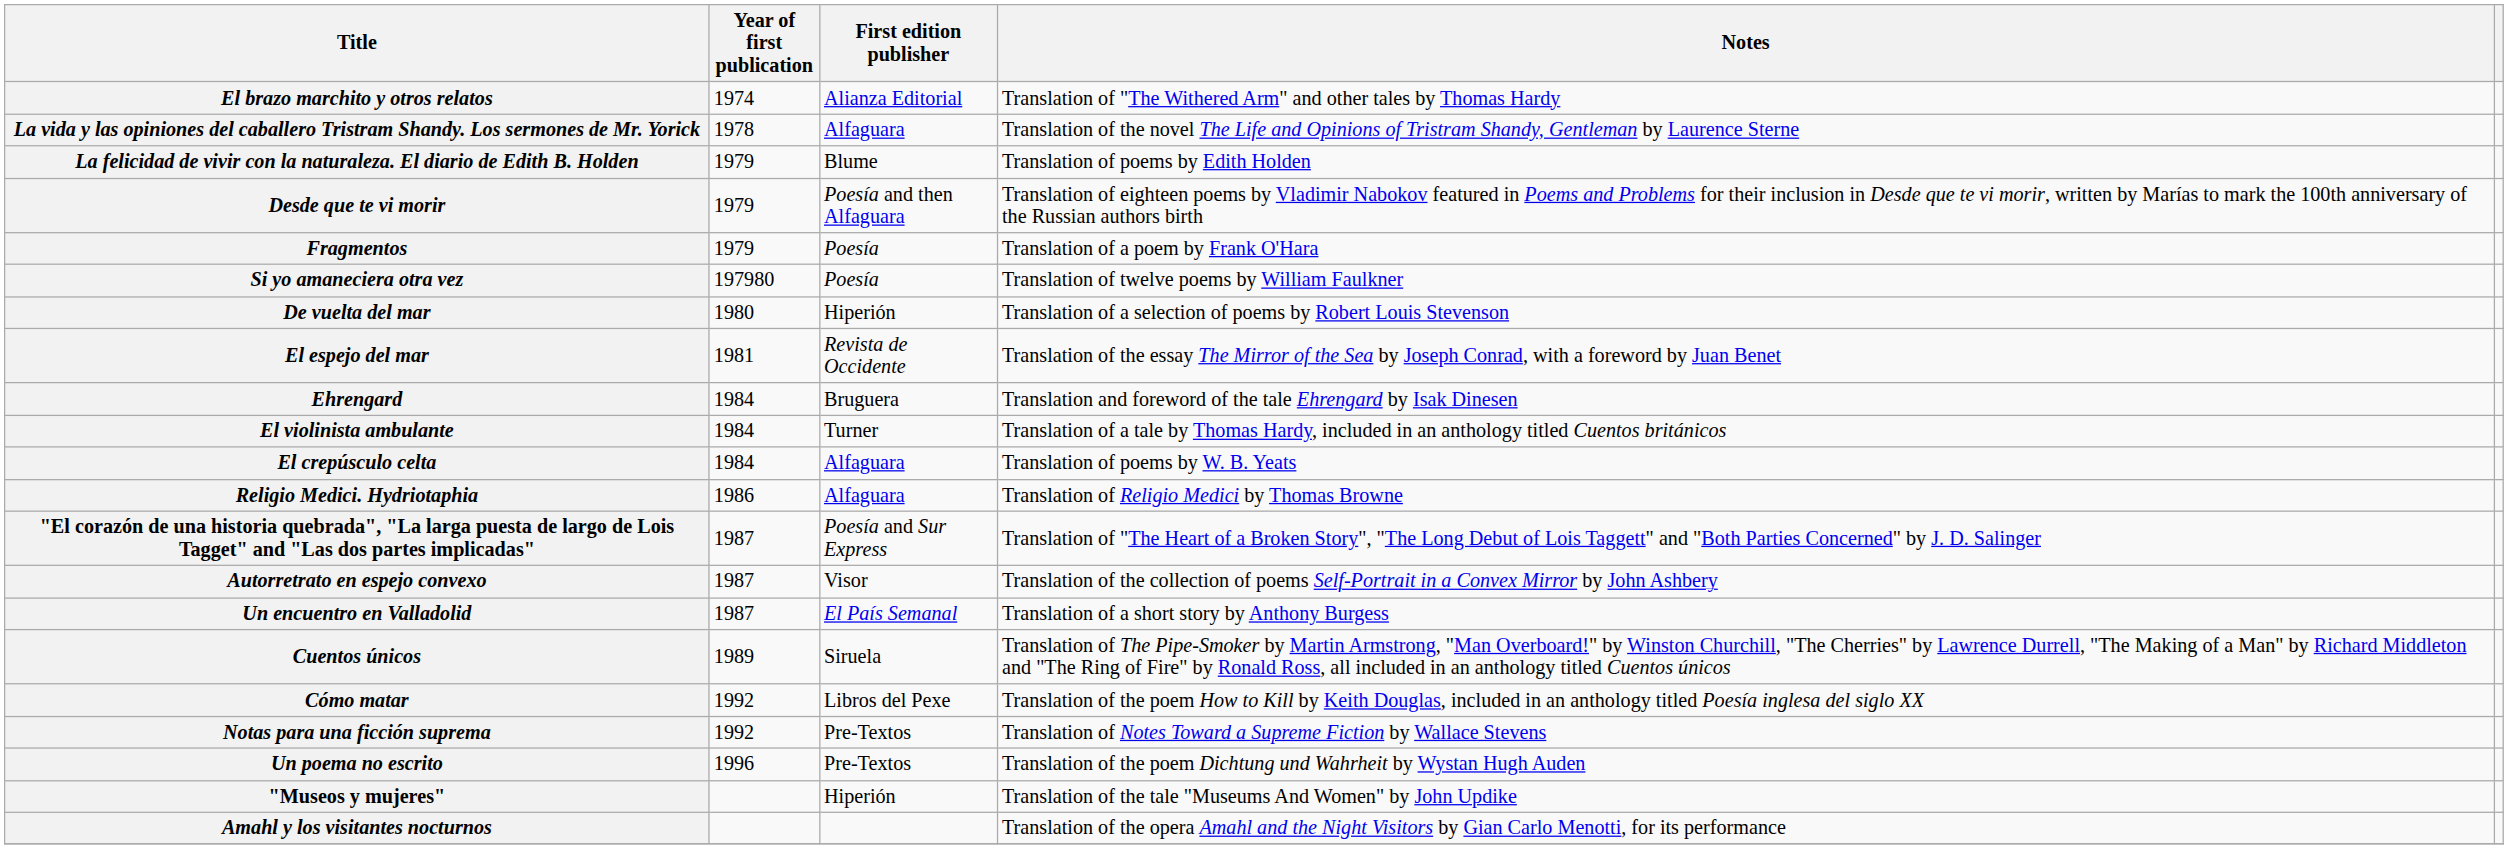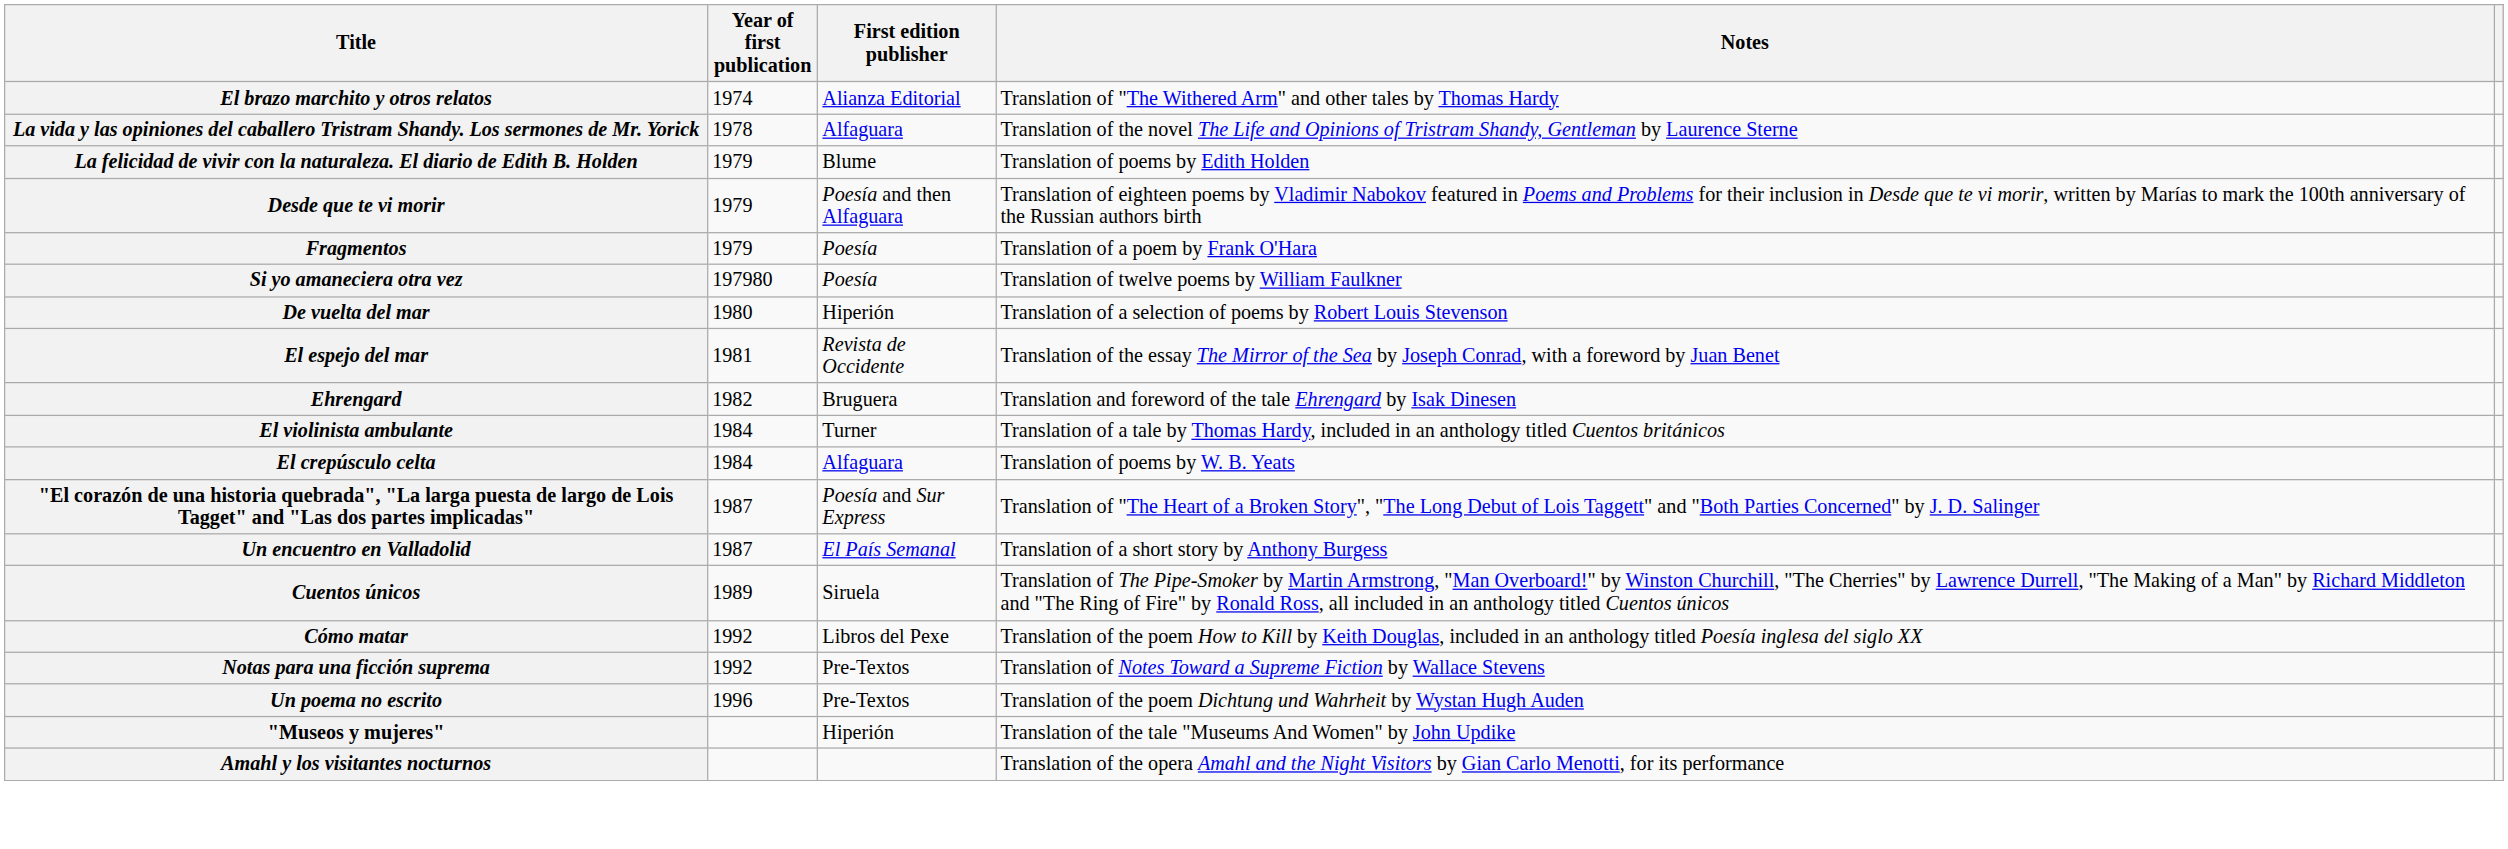(734, 398) 1984 -> (732, 398) 1982
- row: (357, 494)
- row: (357, 581)
